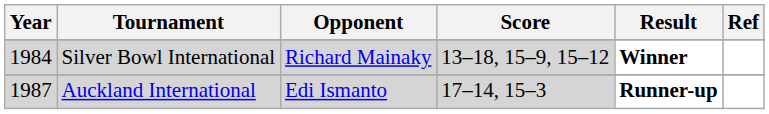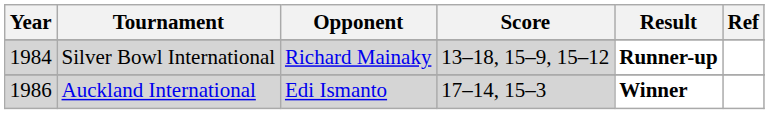(653, 56) Winner -> (668, 56) Runner-up
(31, 91) 1987 -> (31, 91) 1986
(668, 91) Runner-up -> (653, 91) Winner
